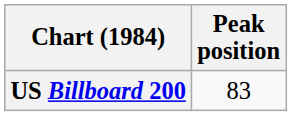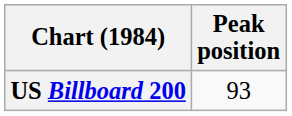(239, 90) 83 -> (239, 90) 93
